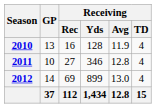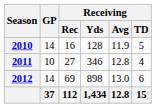(49, 45) 13 -> (49, 45) 14
(141, 45) 4 -> (141, 45) 5
(95, 78) 899 -> (95, 78) 898
(141, 78) 4 -> (141, 78) 6
